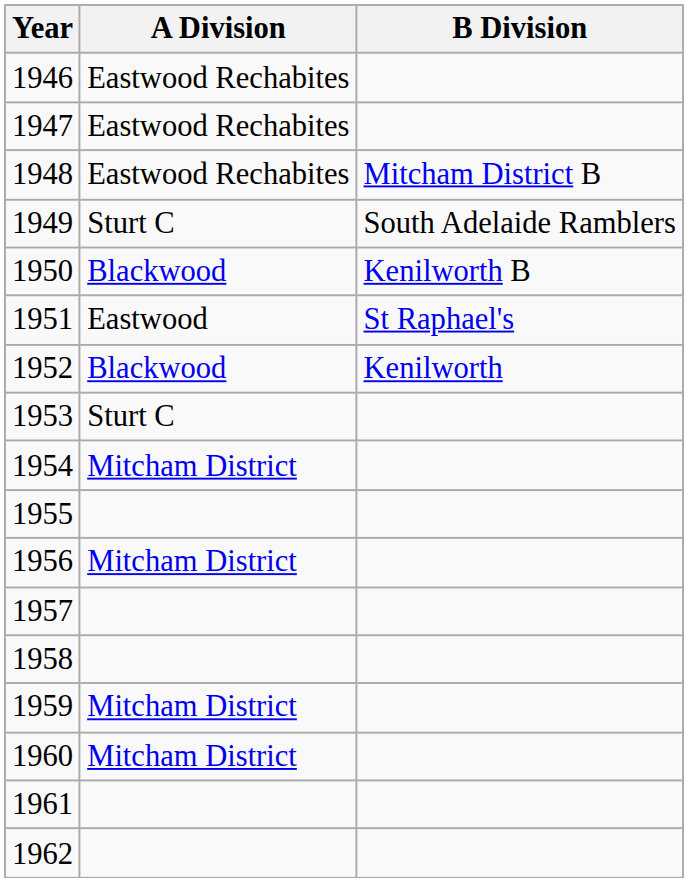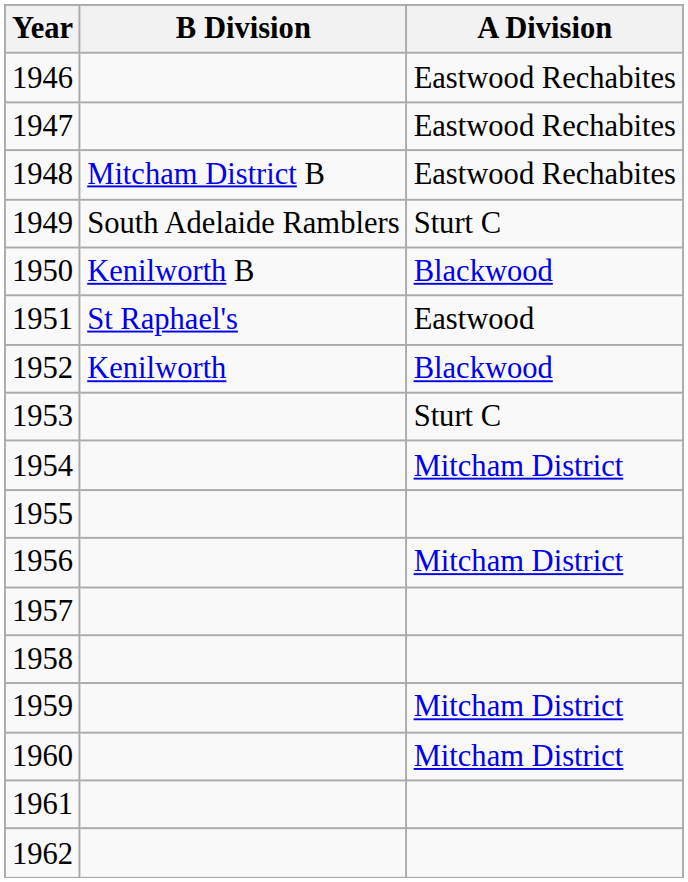columns swapped: (218, 28) <-> (520, 28)
